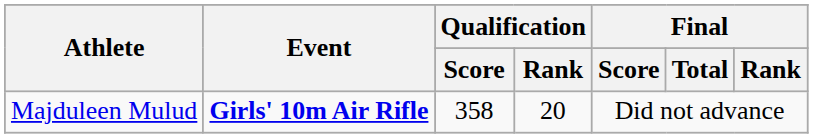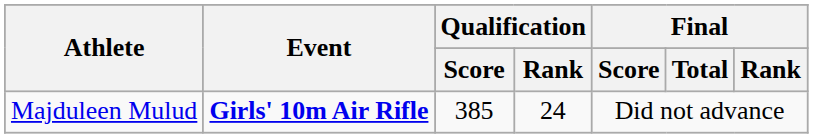(474, 111) 358 -> (474, 111) 385
(553, 111) 20 -> (553, 111) 24
